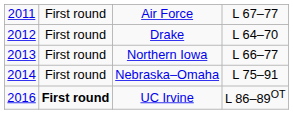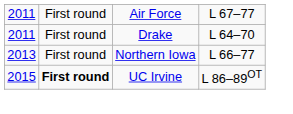(22, 34) 2012 -> (22, 34) 2011
- row: (167, 75)
(22, 97) 2016 -> (22, 77) 2015
